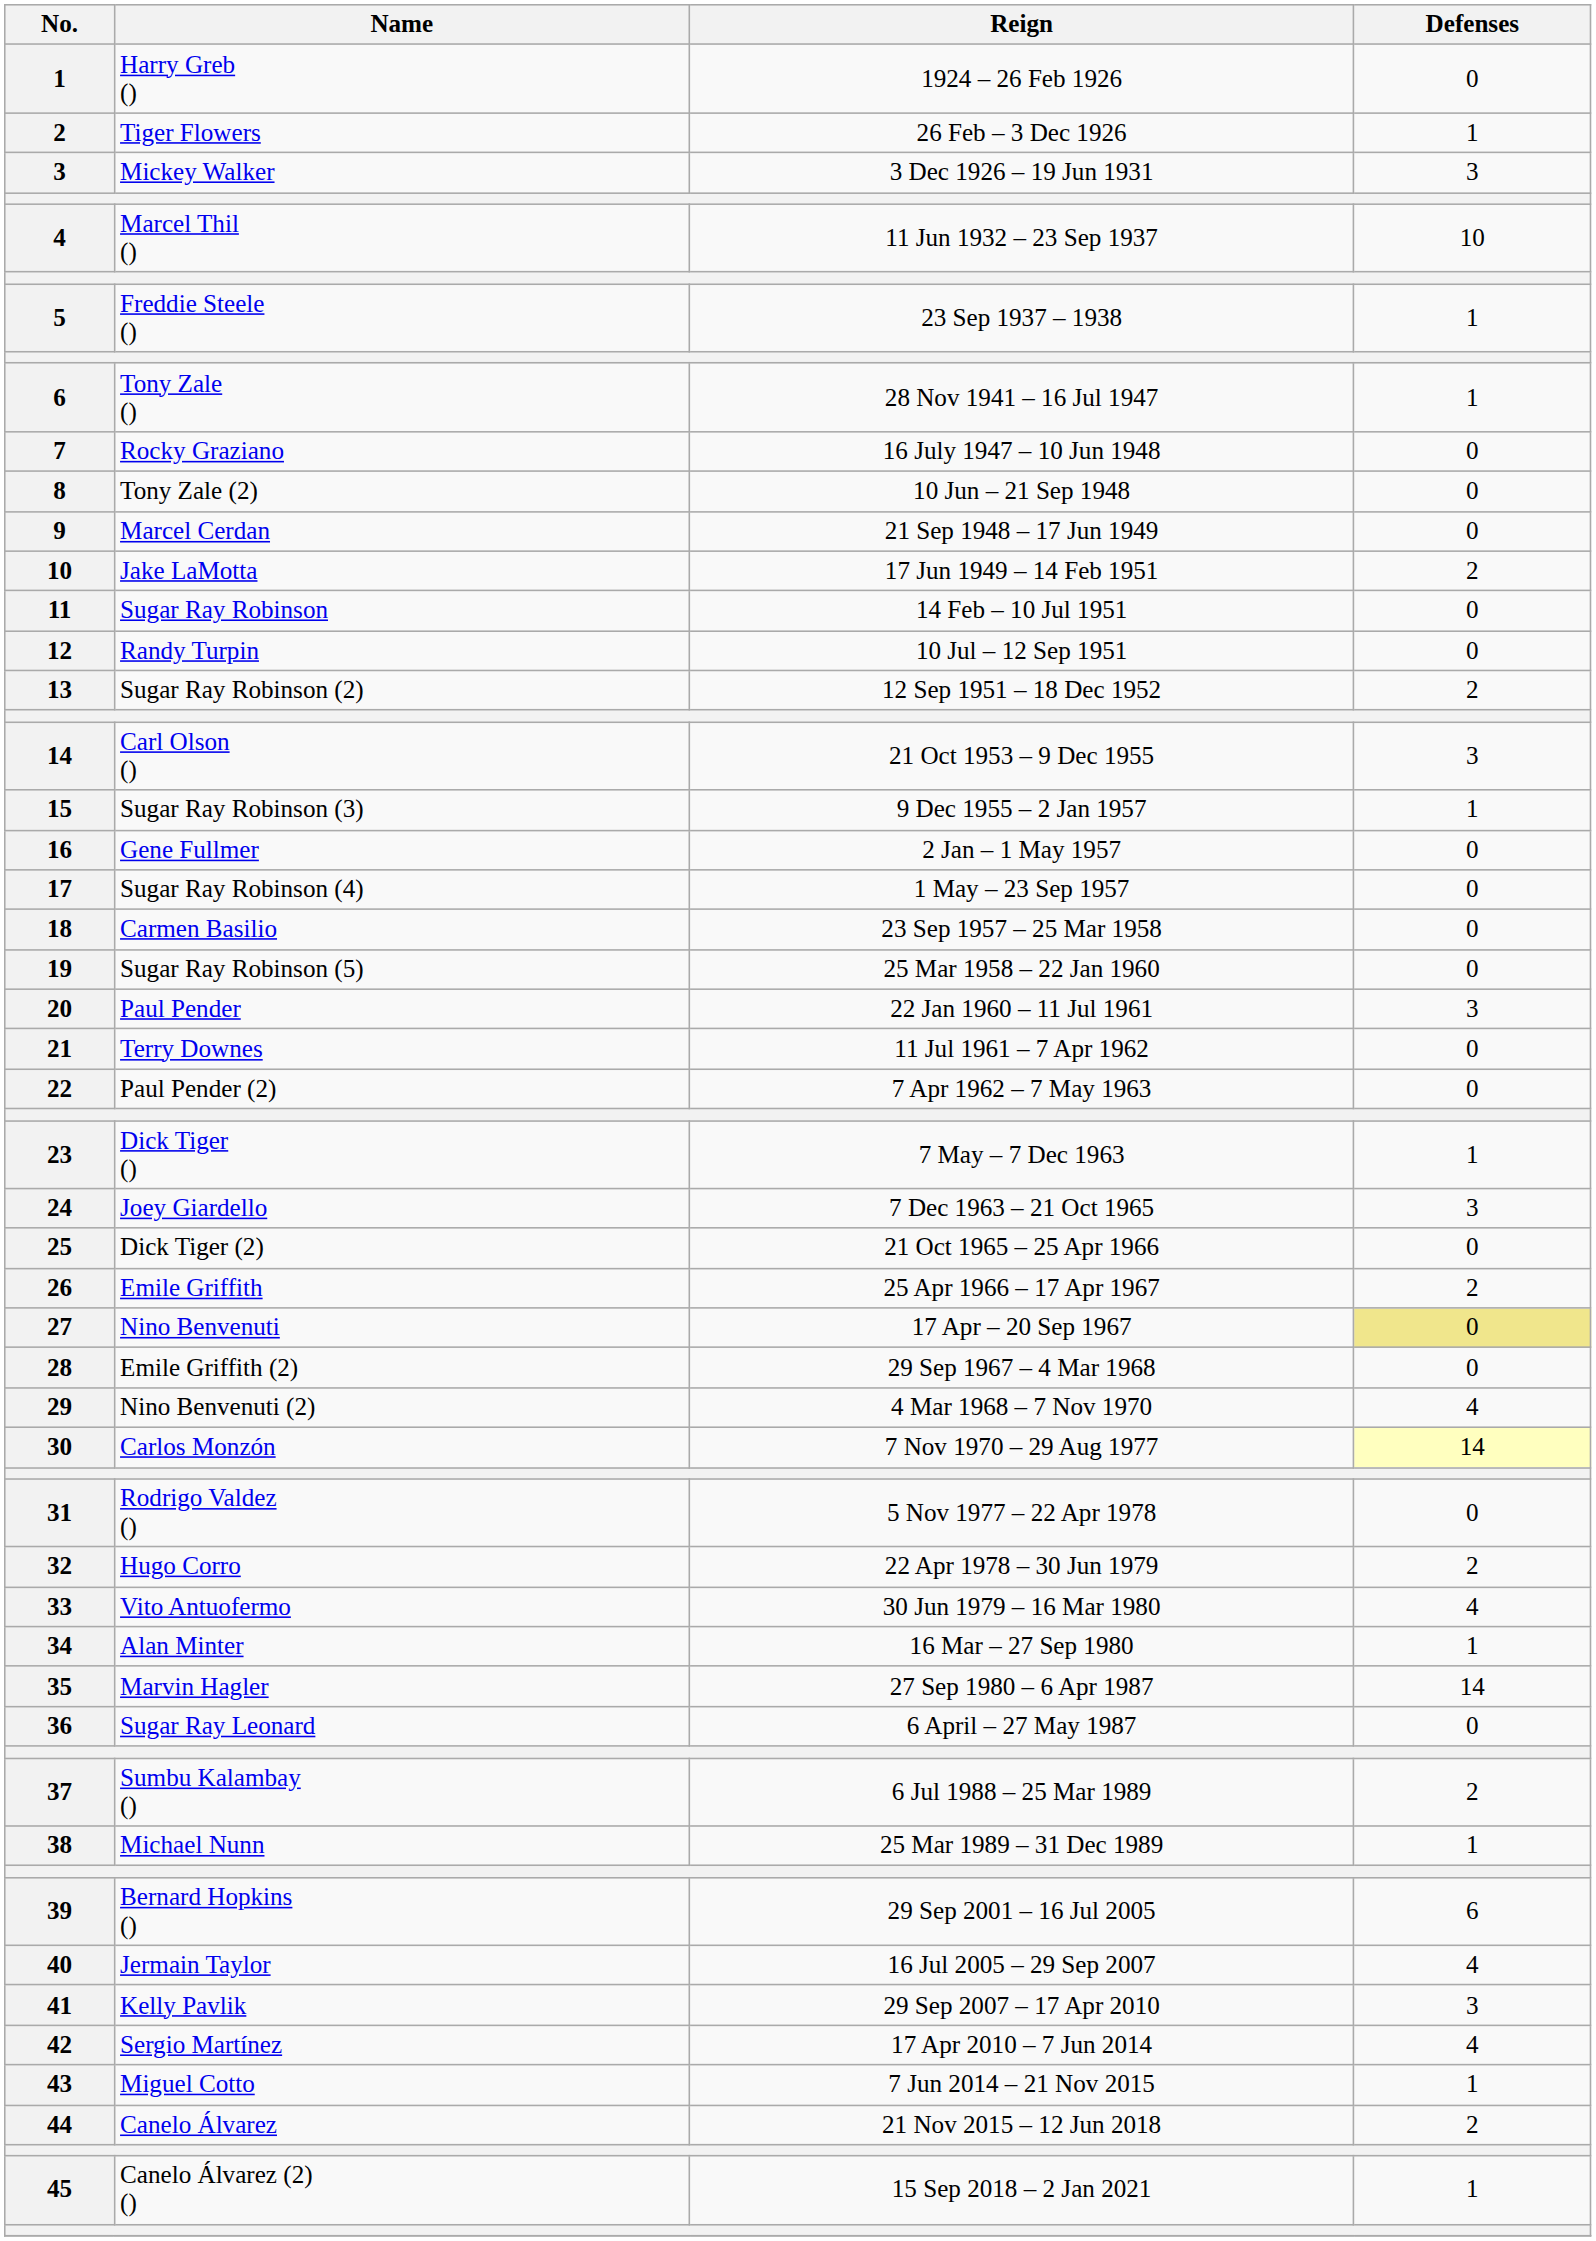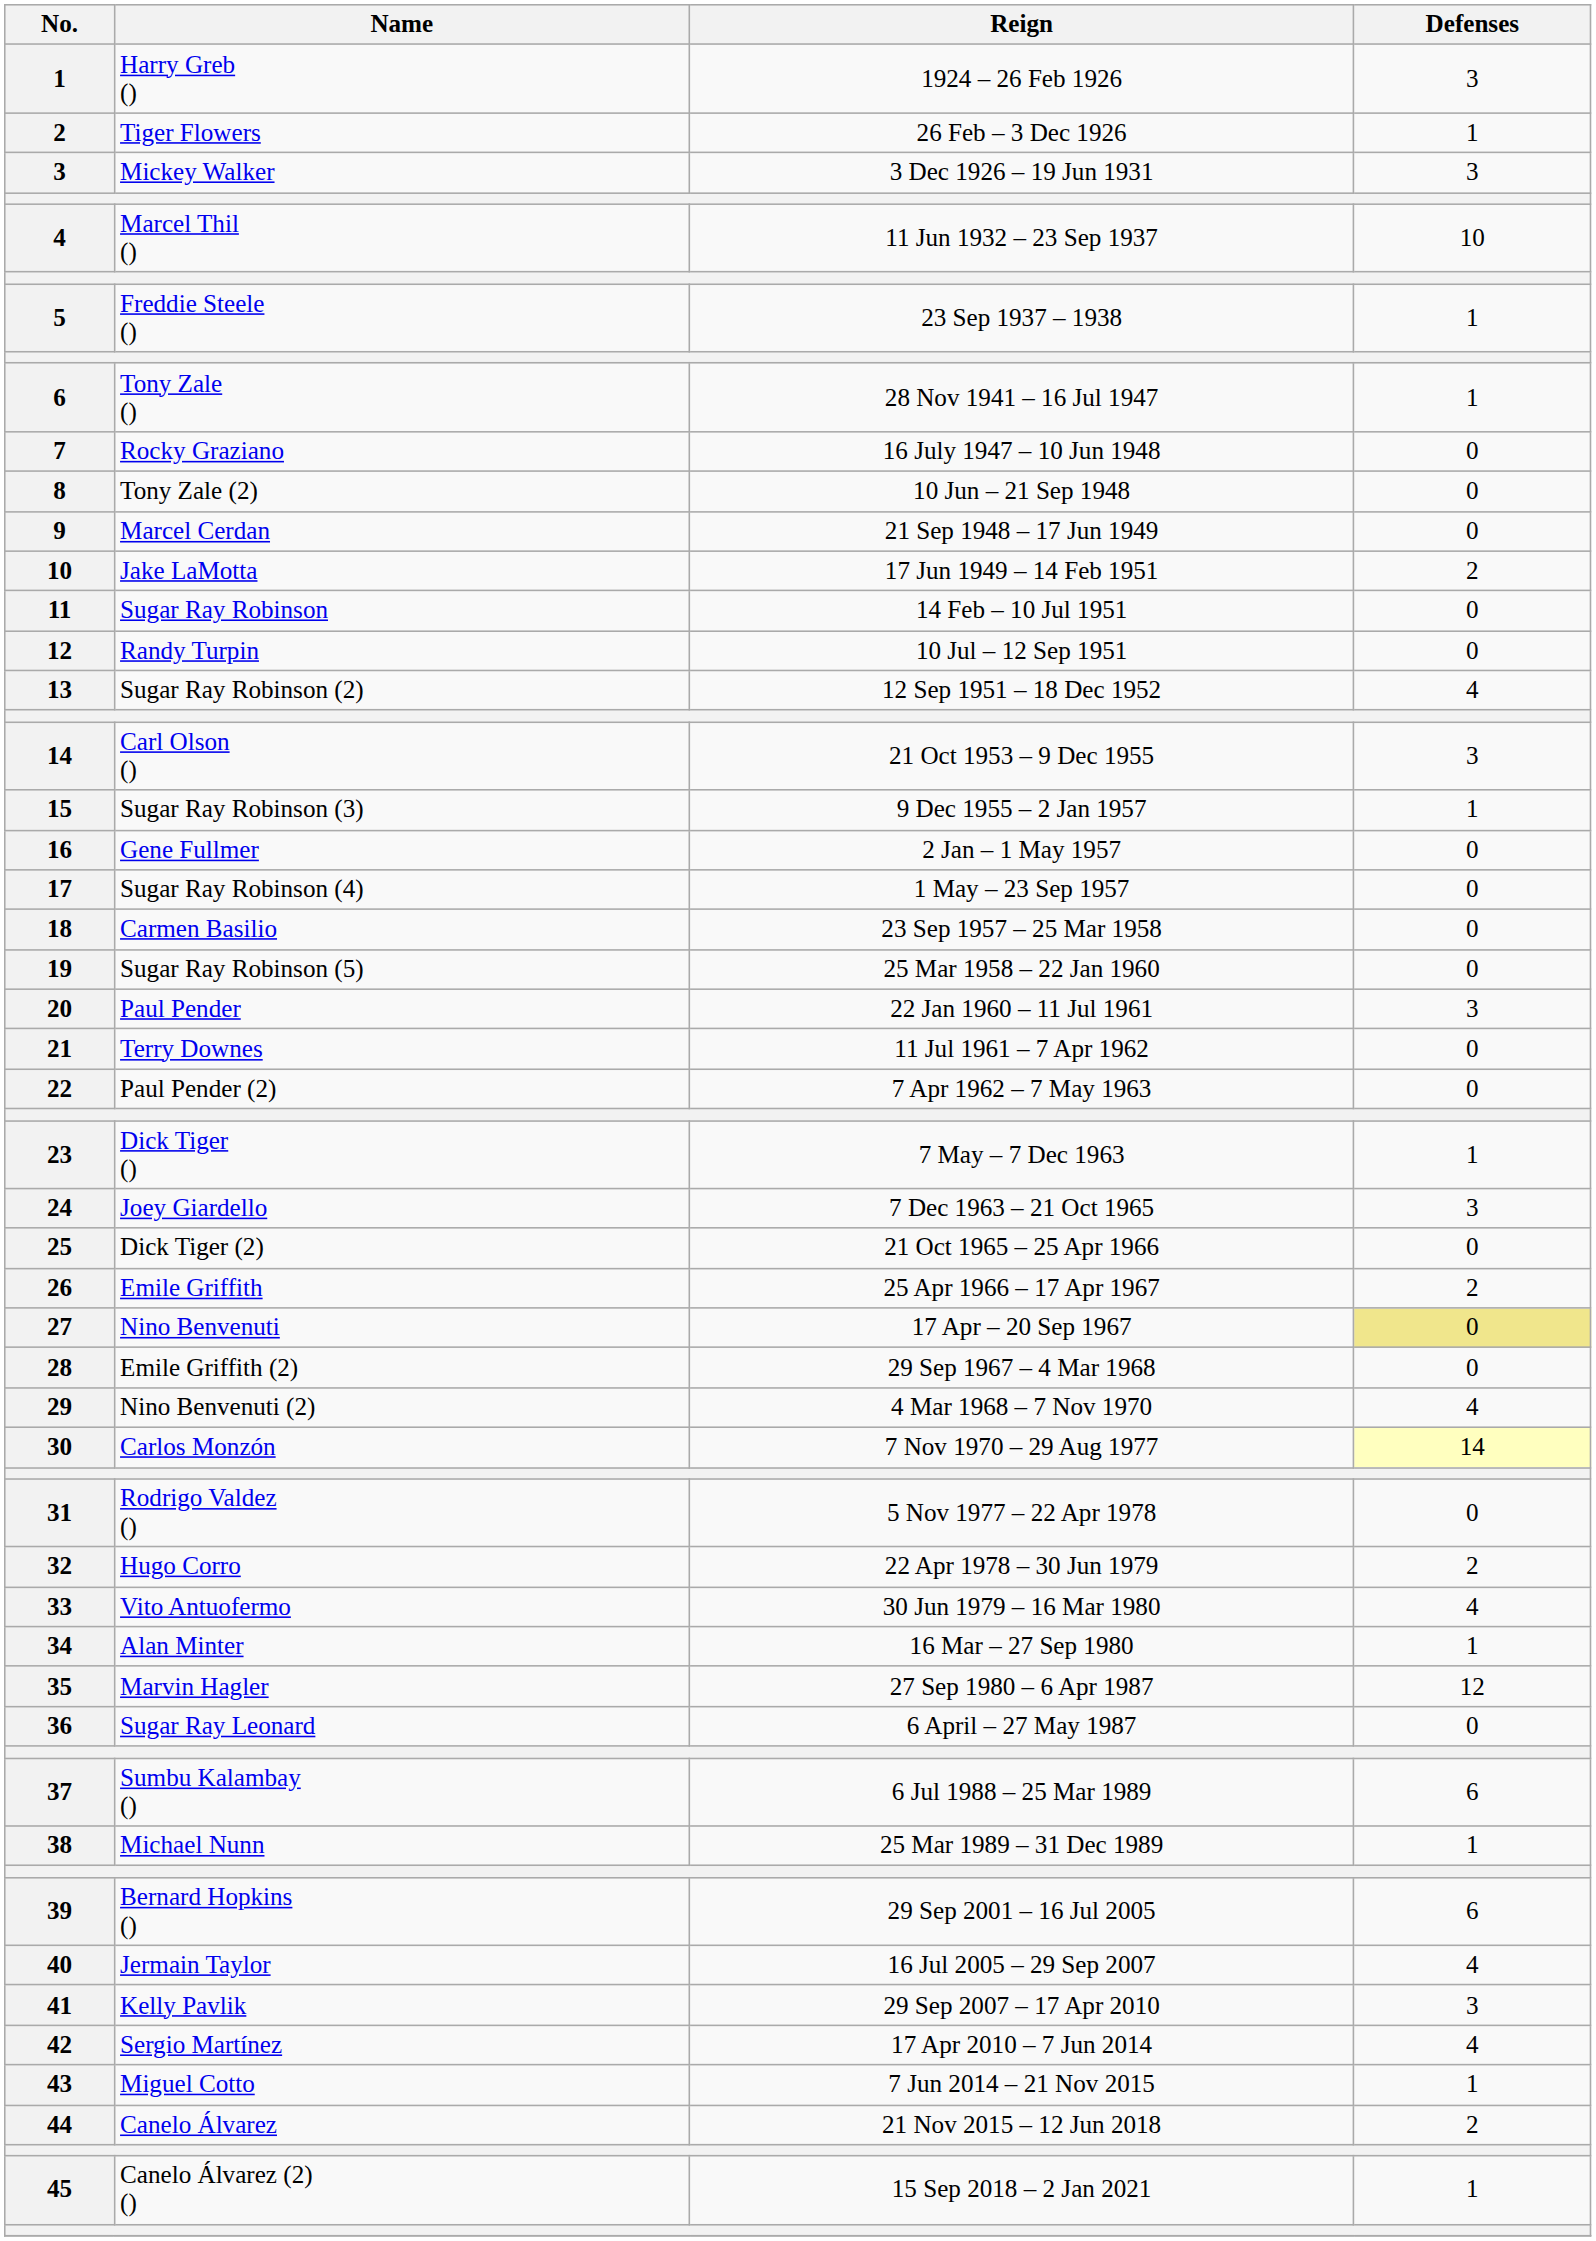(1472, 78) 0 -> (1472, 78) 3
(1472, 690) 2 -> (1472, 690) 4
(1472, 1686) 14 -> (1472, 1686) 12
(1472, 1791) 2 -> (1472, 1791) 6
